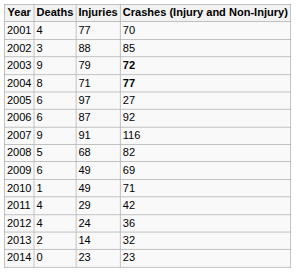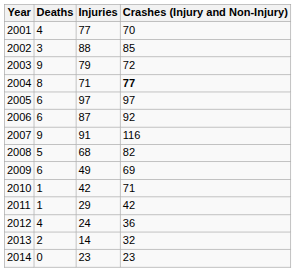(129, 65) bold -> (129, 65) normal
(129, 100) 27 -> (129, 100) 97
(85, 188) 49 -> (85, 188) 42
(40, 205) 4 -> (40, 205) 1
